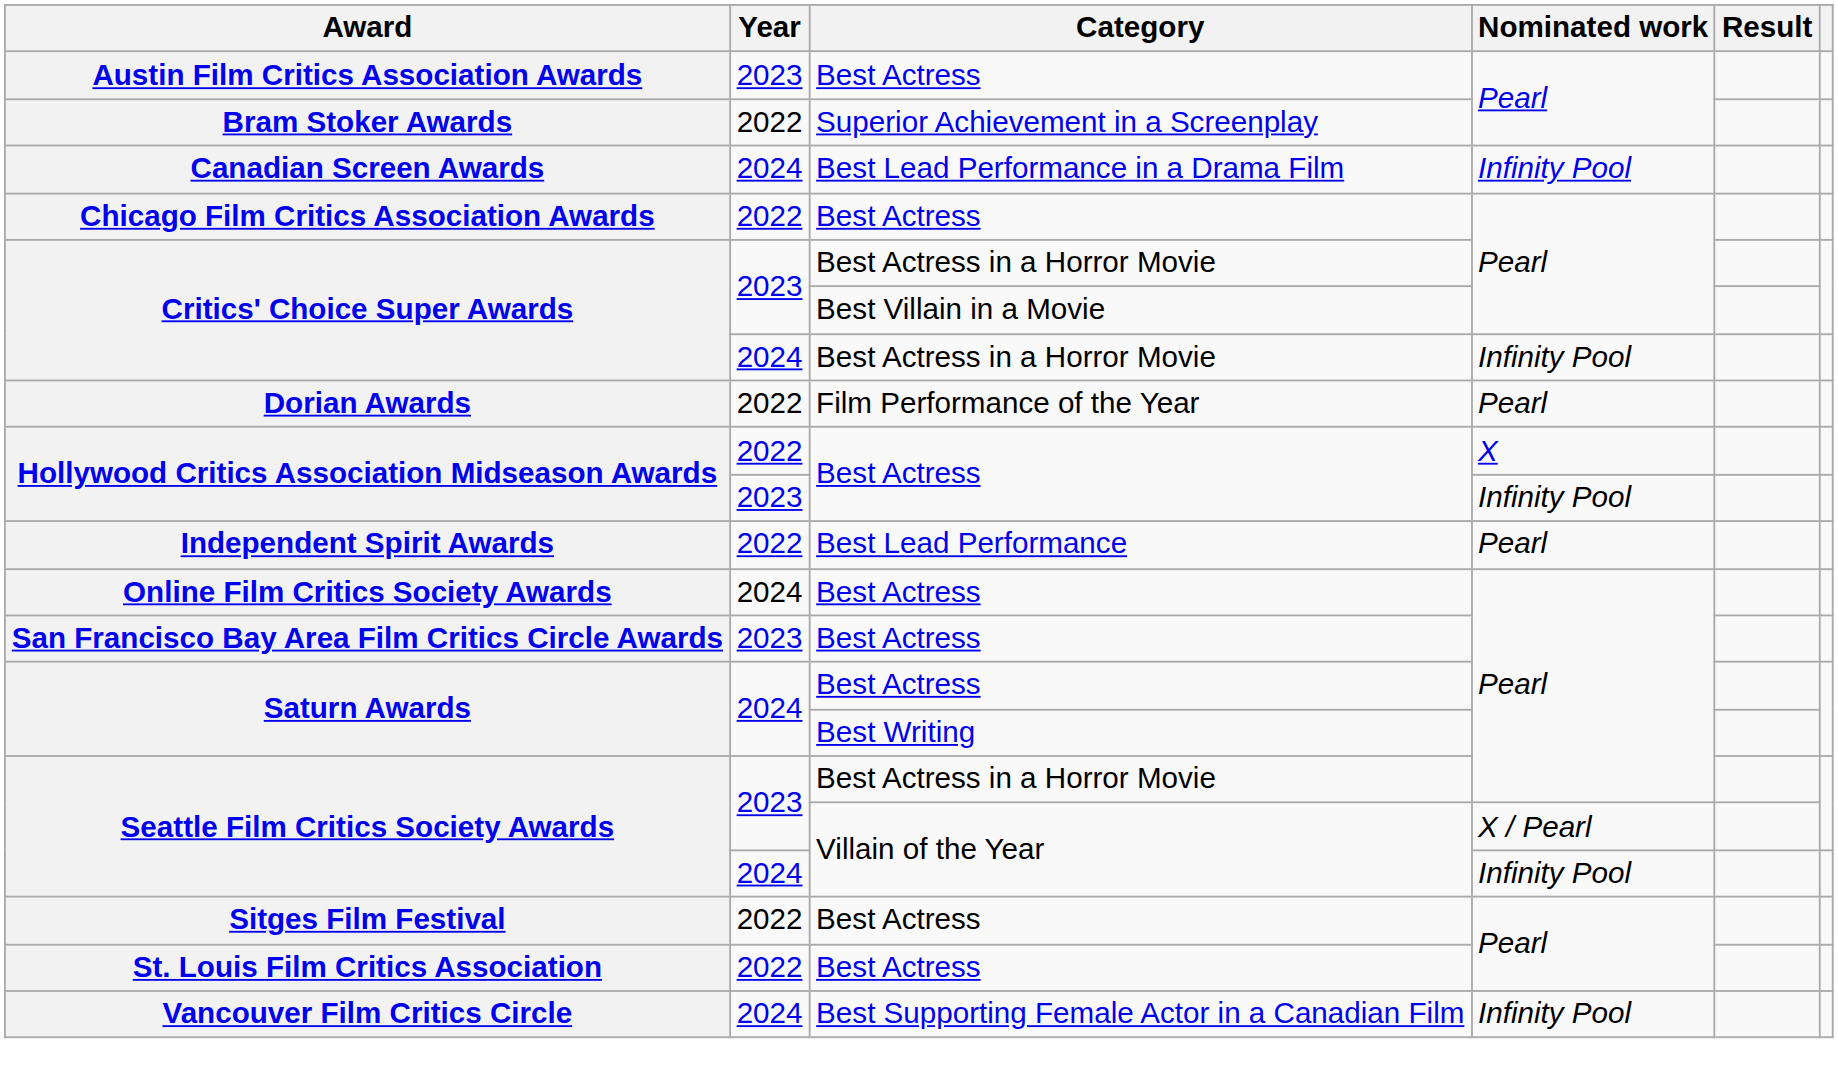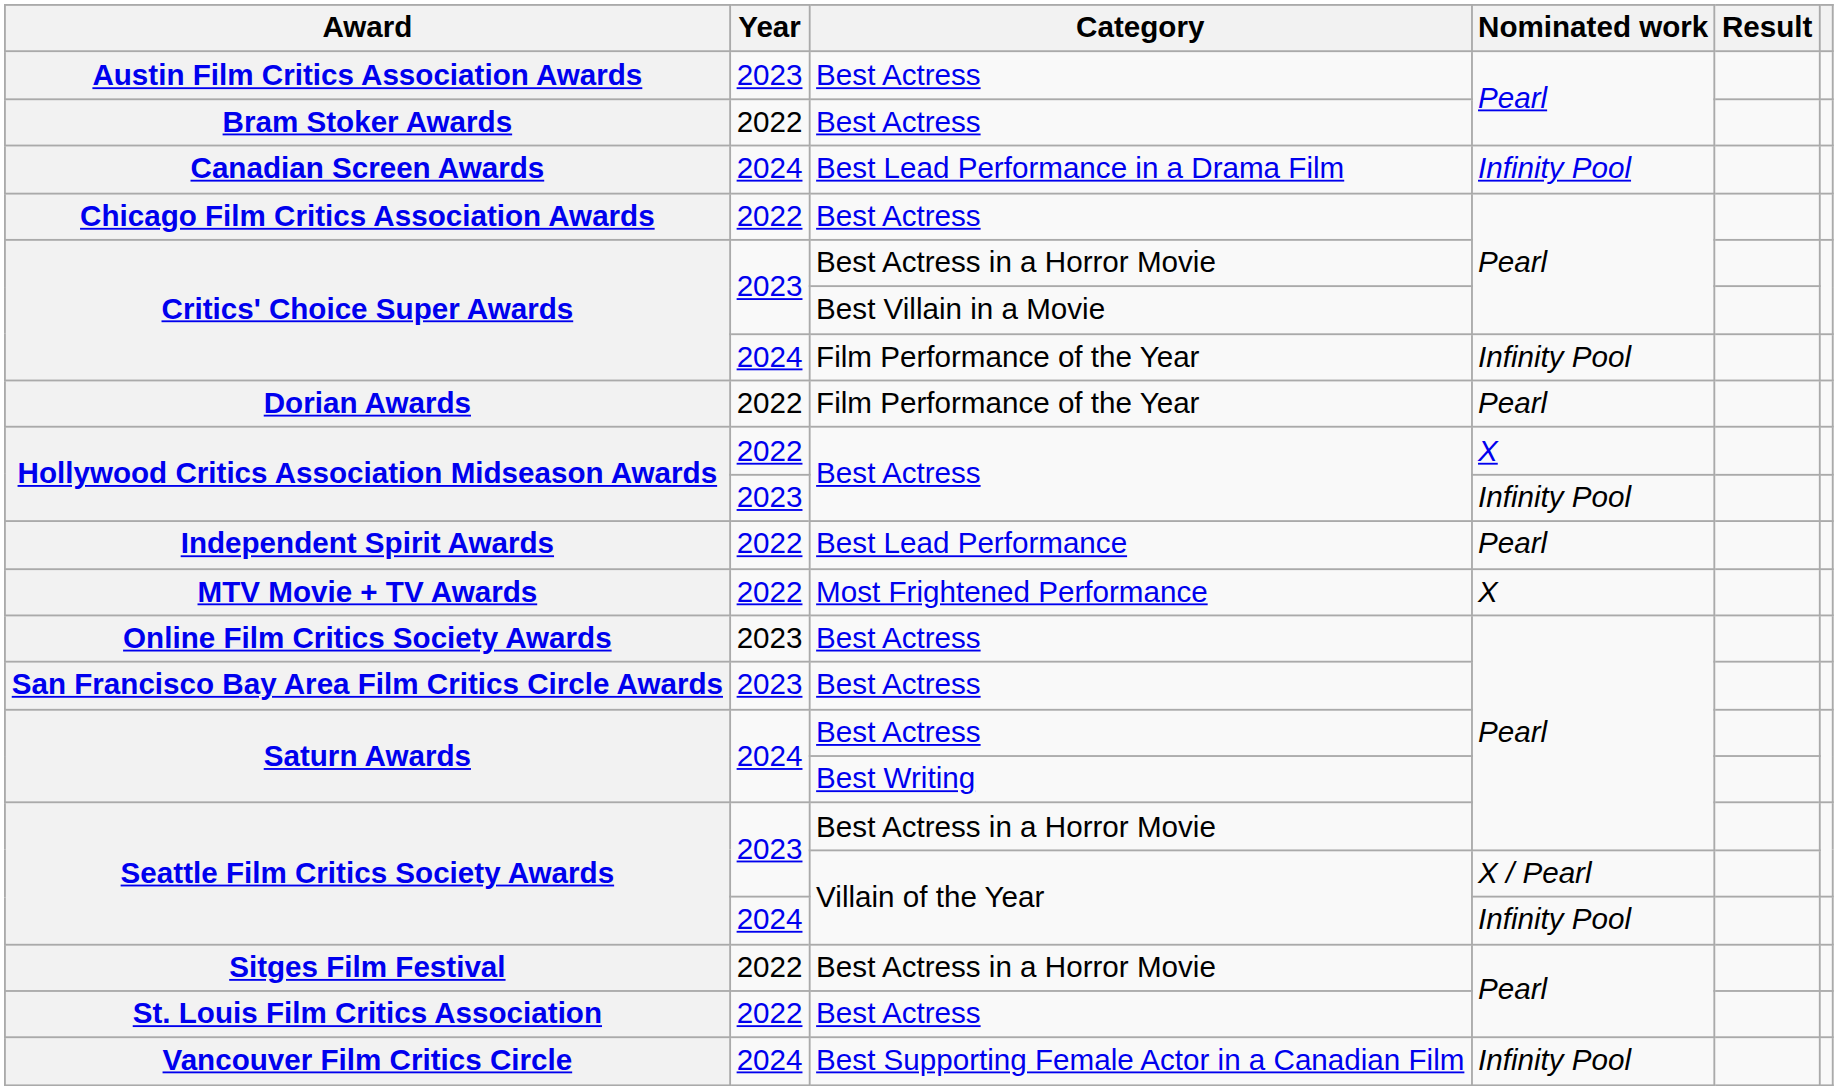(1067, 121) Superior Achievement in a Screenplay -> (898, 121) Best Actress
(1016, 356) Best Actress in a Horror Movie -> (1008, 356) Film Performance of the Year
+ row: (367, 591)
(770, 591) 2024 -> (770, 638) 2023
(898, 919) Best Actress -> (1016, 966) Best Actress in a Horror Movie
